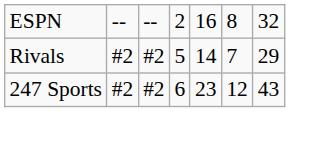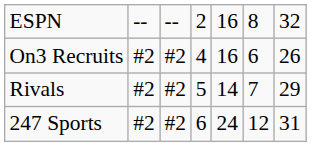+ row: (66, 55)
(206, 89) 23 -> (227, 123) 24
(268, 89) 43 -> (290, 123) 31
